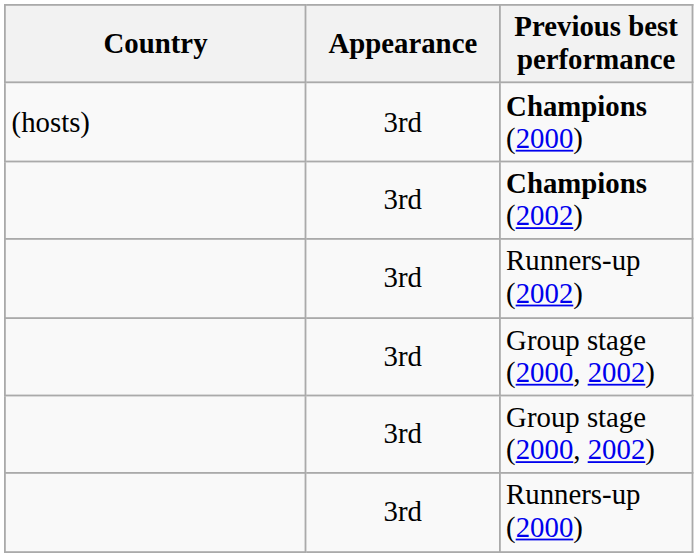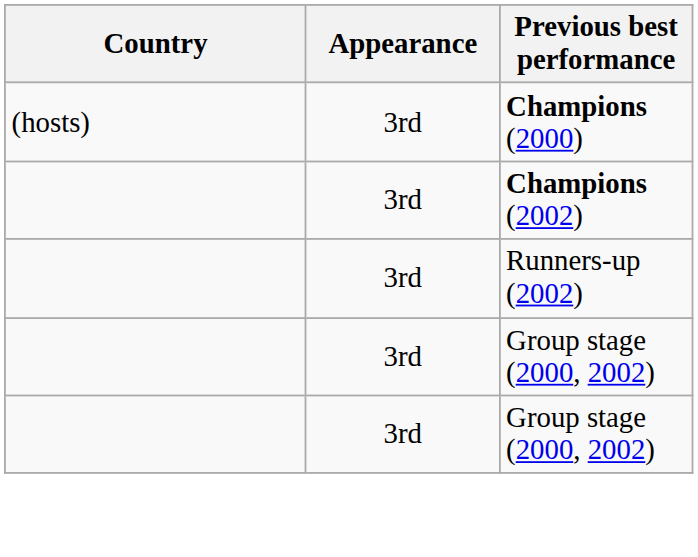- row: (156, 512)
